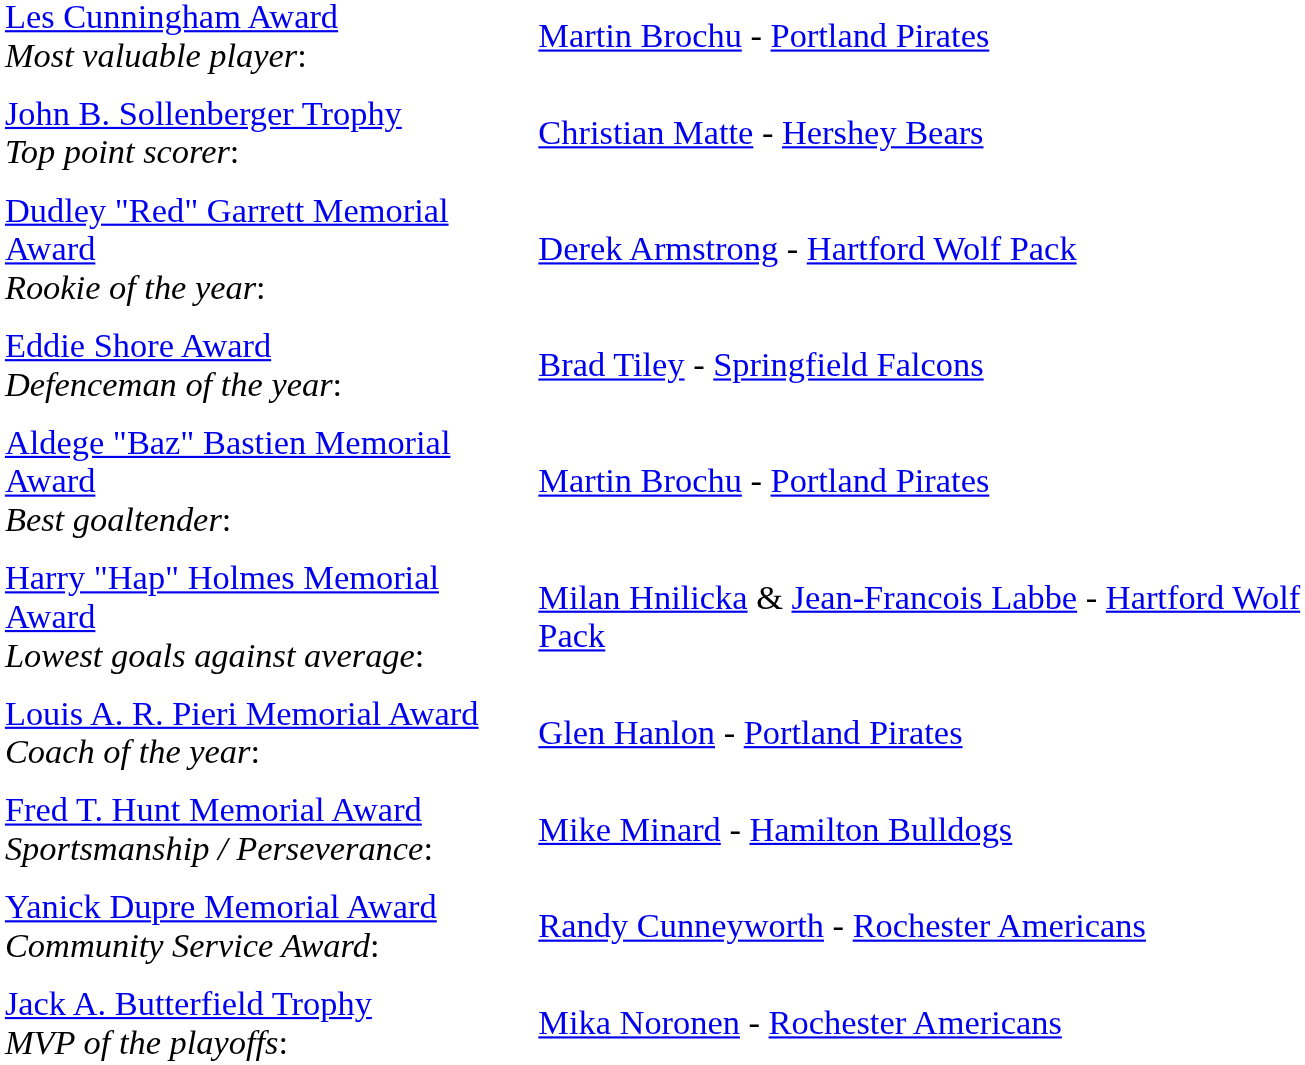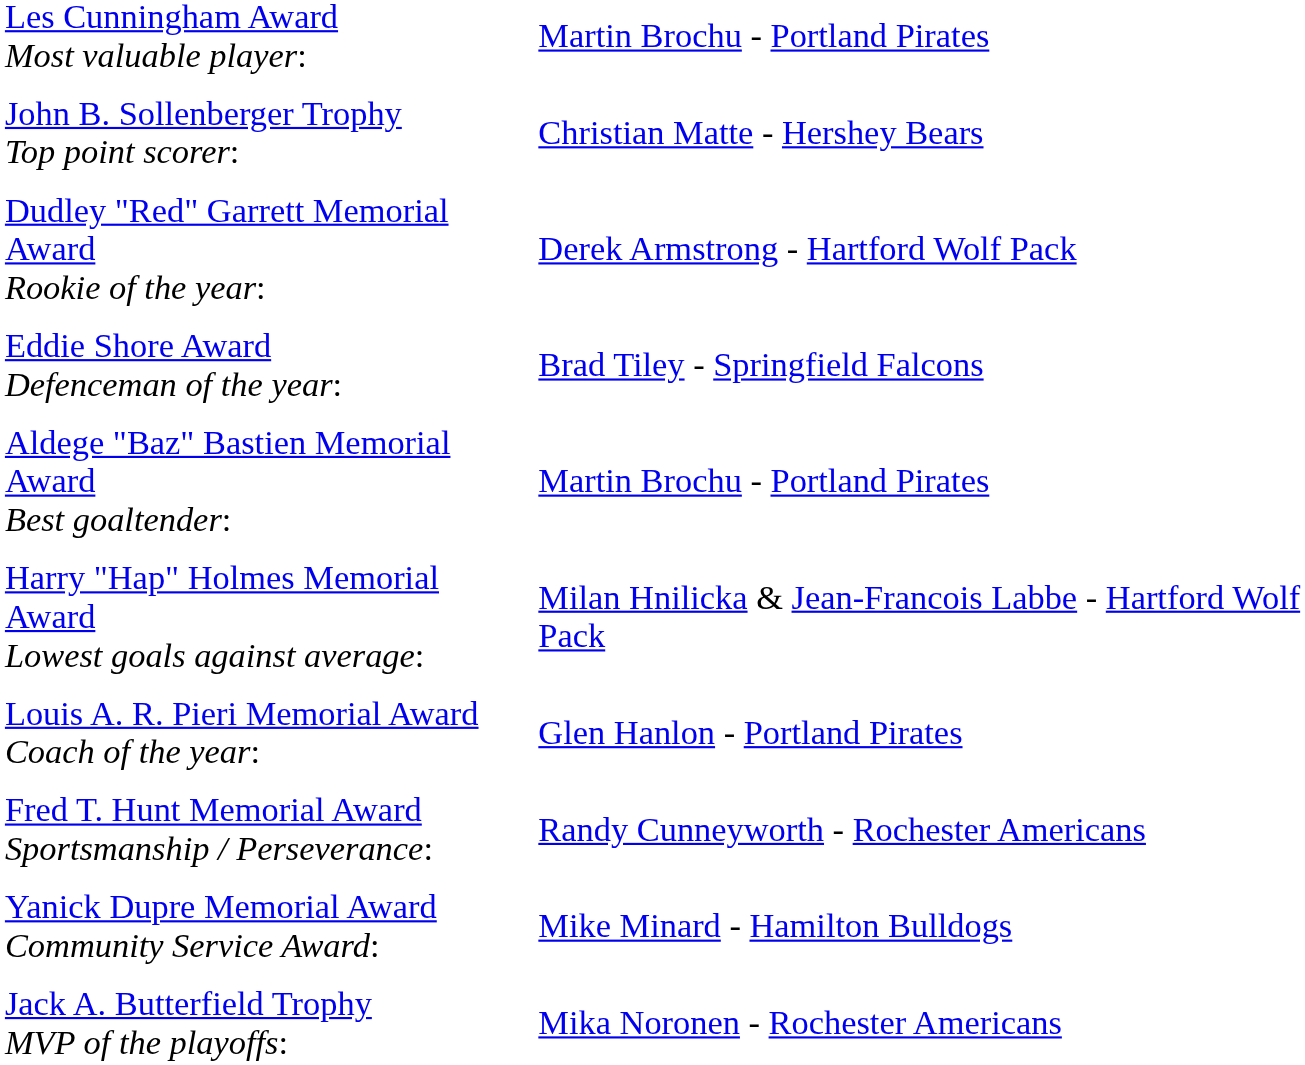(775, 829) Mike Minard - Hamilton Bulldogs -> (842, 829) Randy Cunneyworth - Rochester Americans
(842, 926) Randy Cunneyworth - Rochester Americans -> (775, 926) Mike Minard - Hamilton Bulldogs
